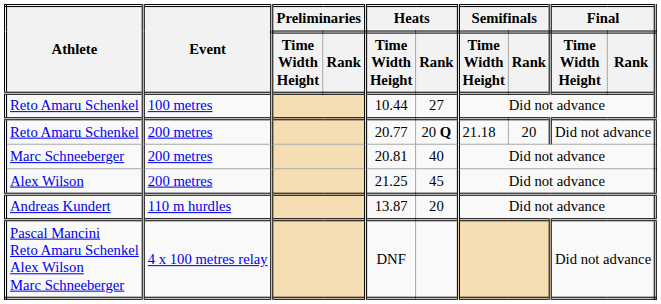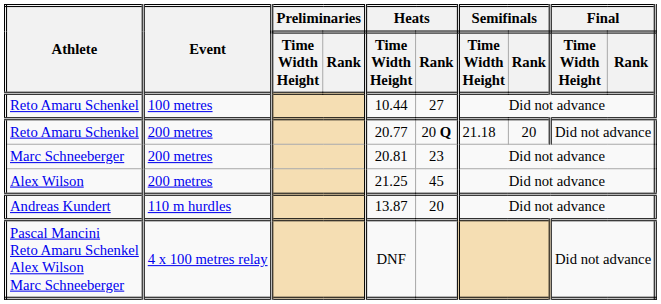(436, 156) 40 -> (436, 156) 23
